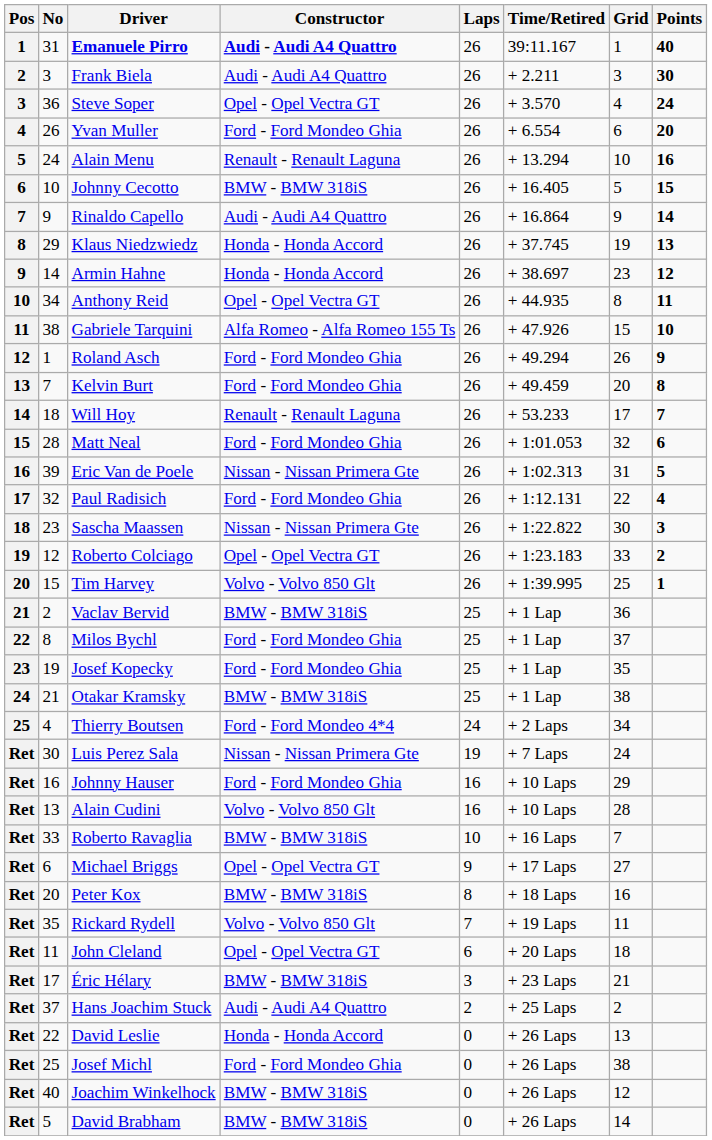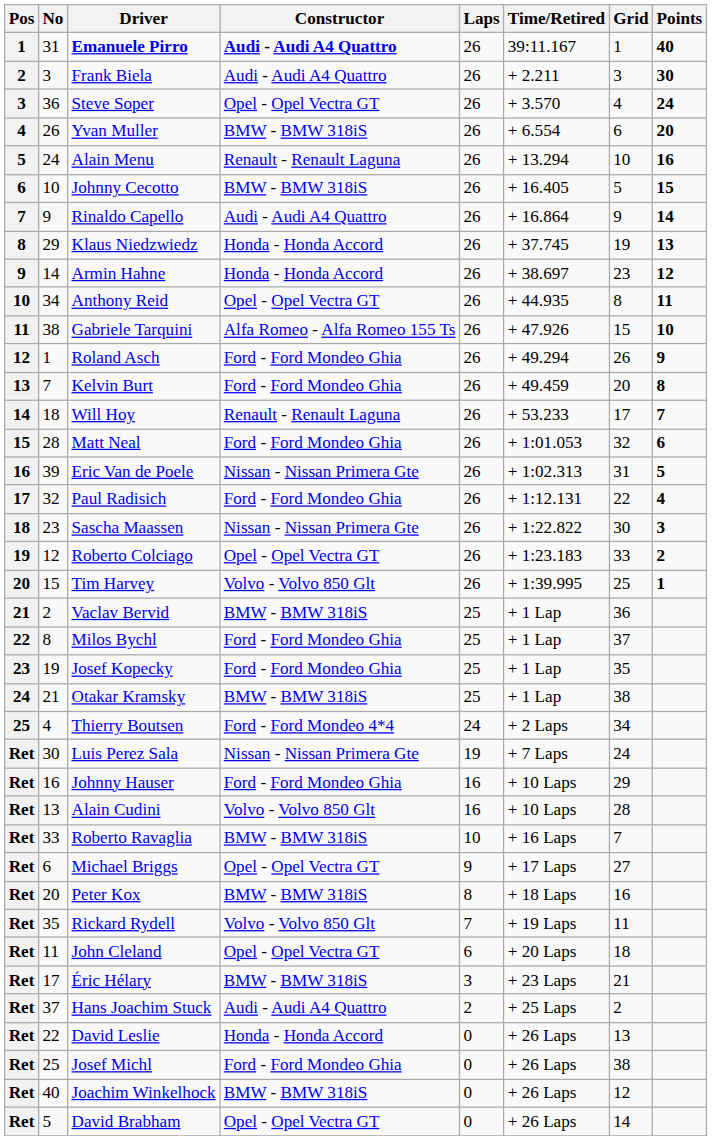(313, 131) Ford - Ford Mondeo Ghia -> (296, 131) BMW - BMW 318iS
(296, 1120) BMW - BMW 318iS -> (302, 1120) Opel - Opel Vectra GT
